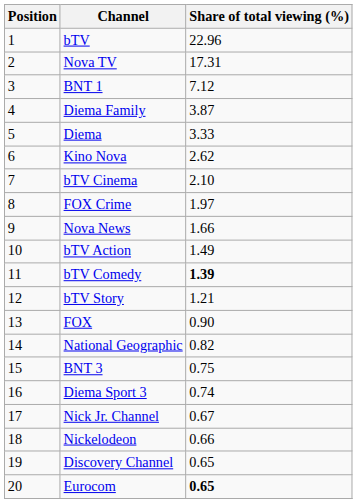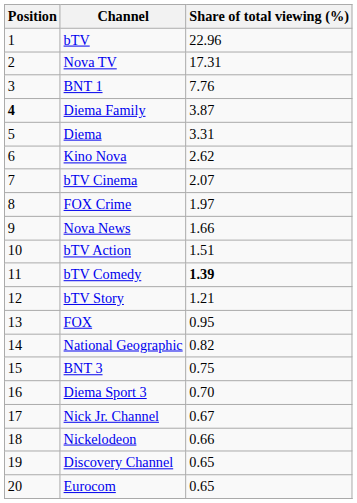(202, 87) 7.12 -> (202, 87) 7.76
(11, 110) normal -> (11, 110) bold
(202, 134) 3.33 -> (202, 134) 3.31
(202, 181) 2.10 -> (202, 181) 2.07
(202, 251) 1.49 -> (202, 251) 1.51
(202, 322) 0.90 -> (202, 322) 0.95
(202, 392) 0.74 -> (202, 392) 0.70
(202, 486) bold -> (202, 486) normal
